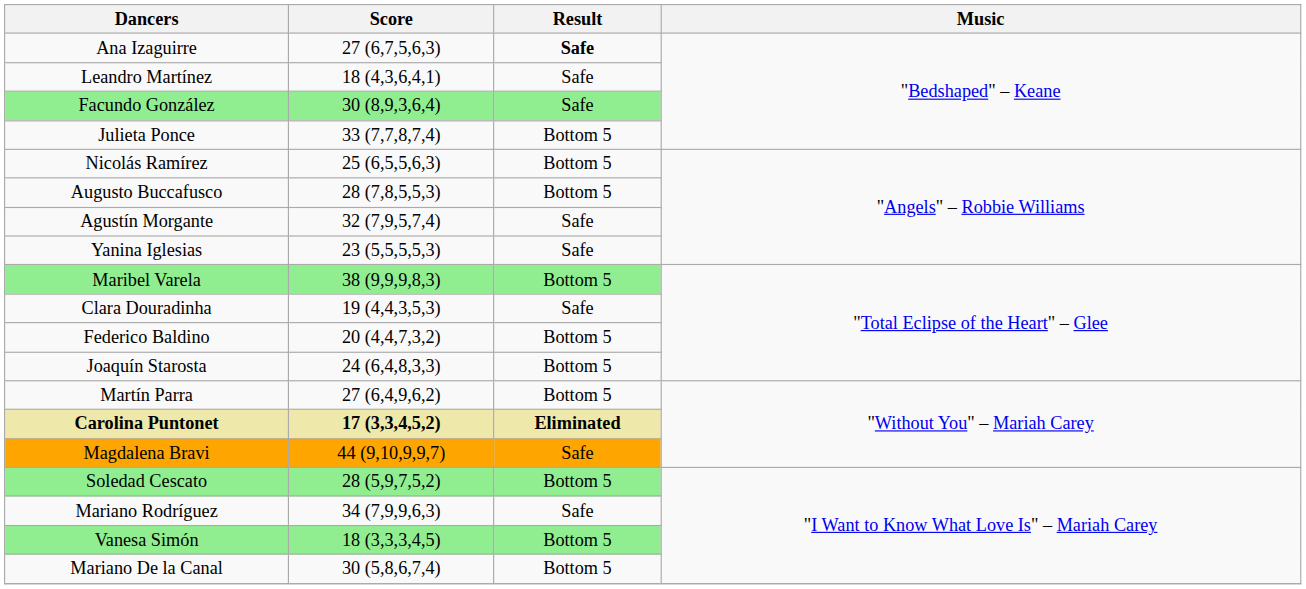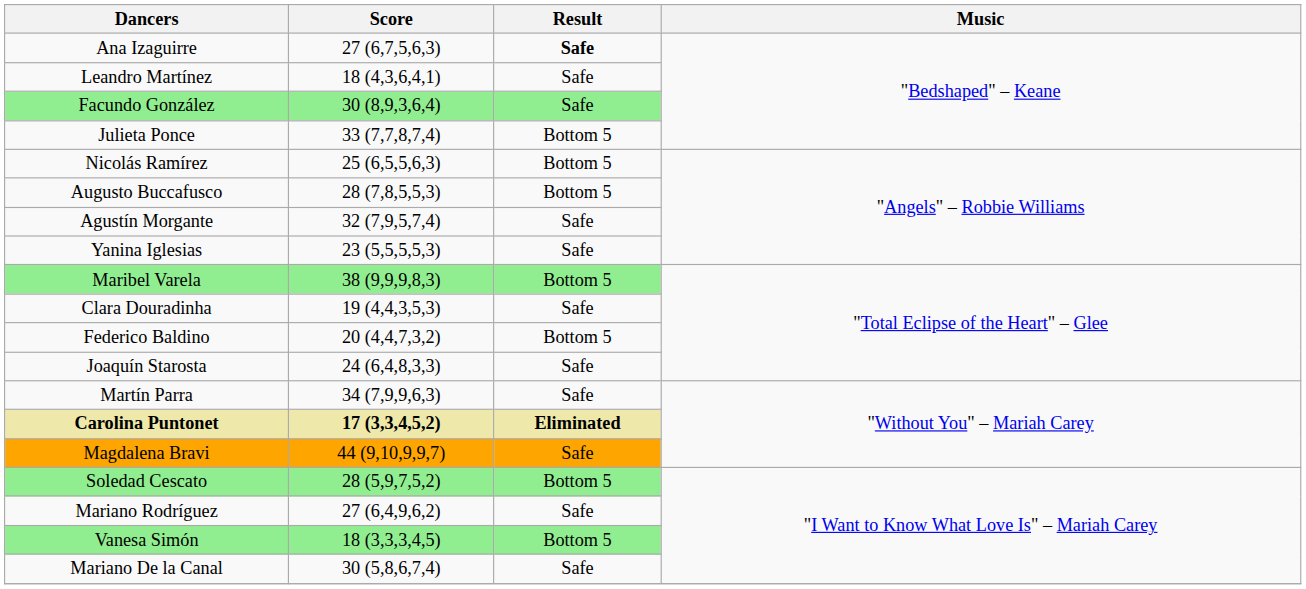(577, 366) Bottom 5 -> (577, 366) Safe
(391, 395) 27 (6,4,9,6,2) -> (391, 395) 34 (7,9,9,6,3)
(577, 395) Bottom 5 -> (577, 395) Safe
(391, 510) 34 (7,9,9,6,3) -> (391, 510) 27 (6,4,9,6,2)
(577, 568) Bottom 5 -> (577, 568) Safe
